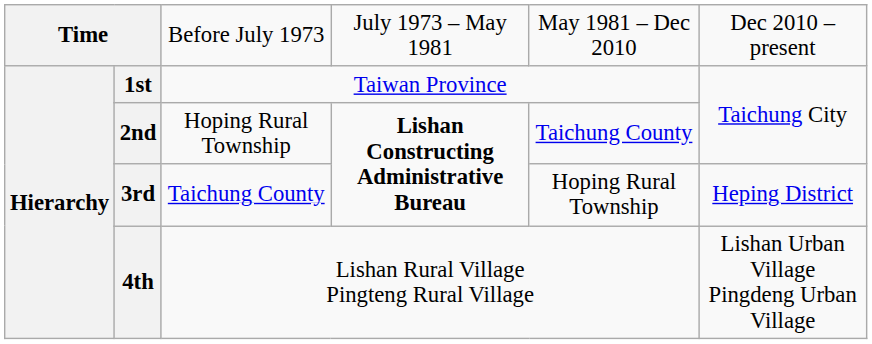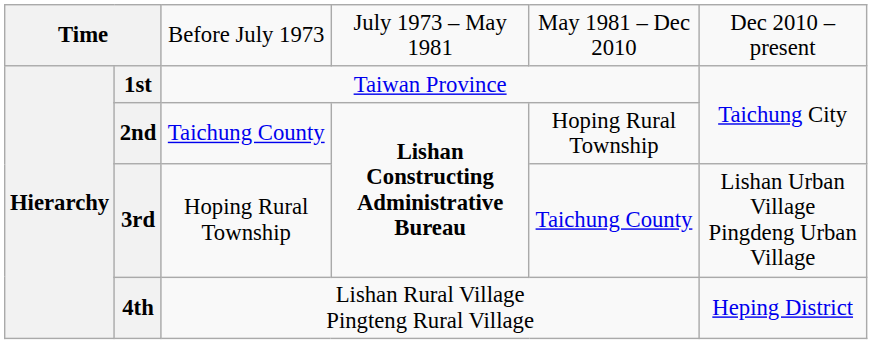(246, 132) Hoping Rural Township -> (246, 132) Taichung County
(614, 132) Taichung County -> (614, 132) Hoping Rural Township
(246, 194) Taichung County -> (246, 220) Hoping Rural Township
(614, 194) Hoping Rural Township -> (614, 220) Taichung County
(783, 194) Heping District -> (783, 220) Lishan Urban Village Pingdeng Urban Village
(783, 281) Lishan Urban Village Pingdeng Urban Village -> (783, 307) Heping District
